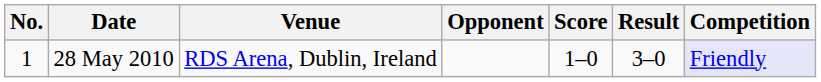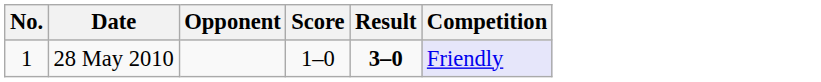- column: (310, 22)
(649, 58) normal -> (386, 58) bold
